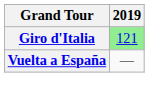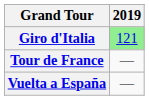+ row: (57, 60)
